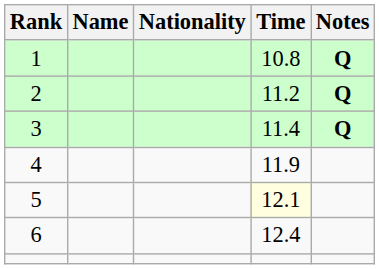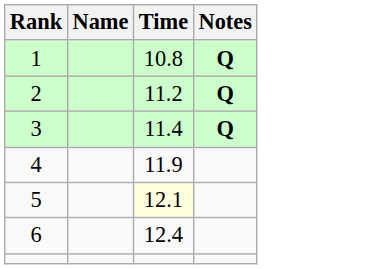- column: (192, 22)
